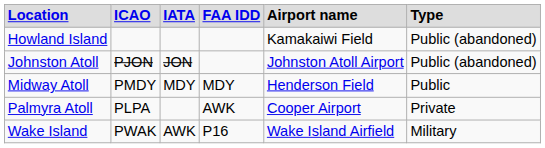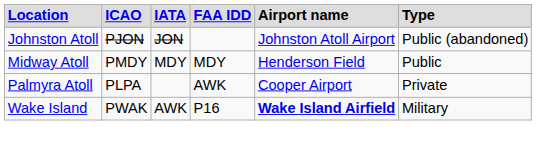- row: (58, 39)
(331, 131) normal -> (327, 108) bold
